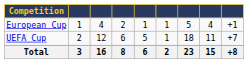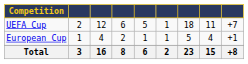rows swapped: (36, 25) <-> (26, 38)
